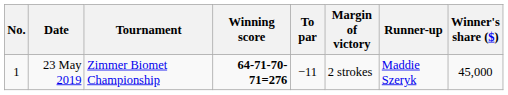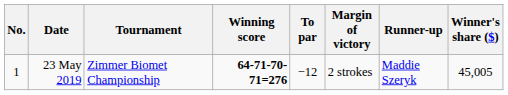(308, 72) −11 -> (307, 72) −12
(475, 72) 45,000 -> (475, 72) 45,005
